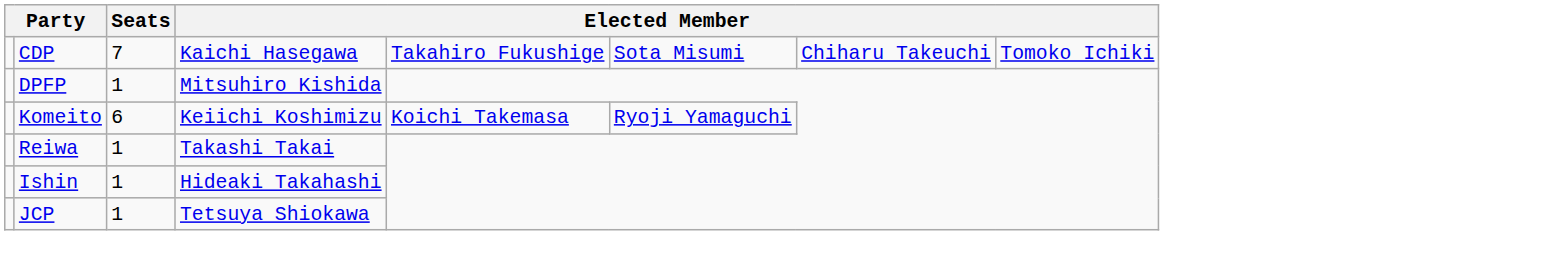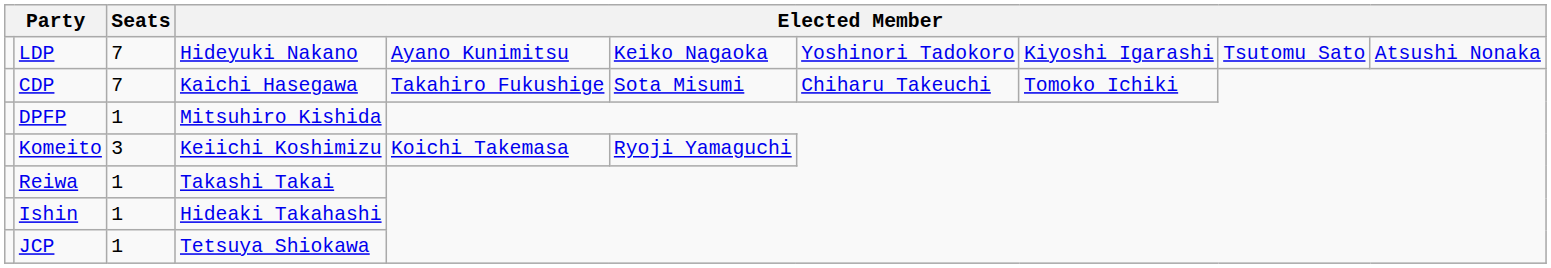+ row: (37, 53)
(117, 117) 6 -> (117, 150) 3
